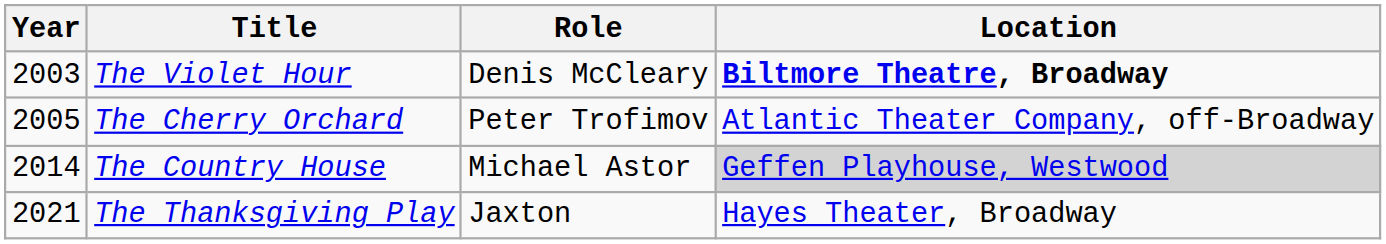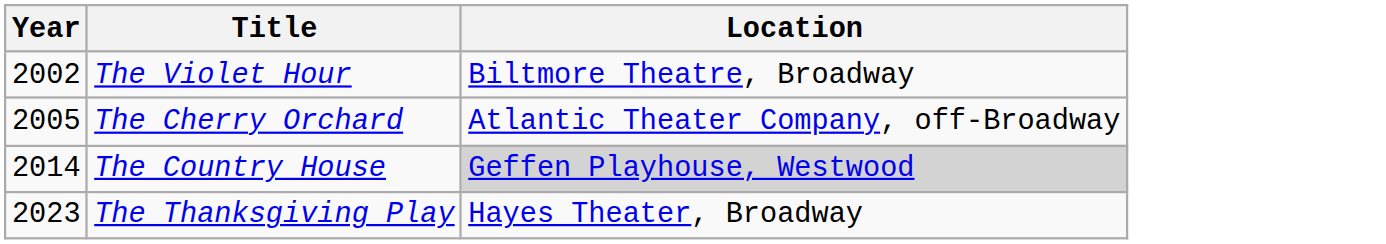- column: (588, 28)
(46, 75) 2003 -> (46, 75) 2002
(945, 75) bold -> (691, 75) normal
(46, 215) 2021 -> (46, 215) 2023
